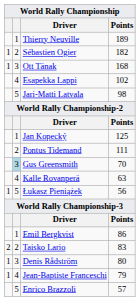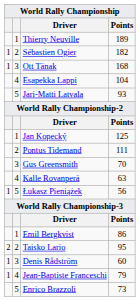(122, 80) 102 -> (122, 80) 104
(122, 94) 98 -> (122, 94) 93
(17, 164) lightblue background -> (17, 164) no background
(122, 247) 83 -> (122, 247) 95
(122, 261) 80 -> (122, 261) 60
(122, 289) 57 -> (122, 289) 73
